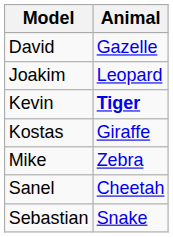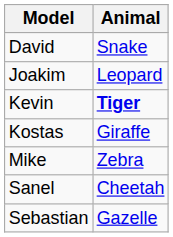(127, 47) Gazelle -> (122, 47) Snake
(122, 217) Snake -> (127, 217) Gazelle
